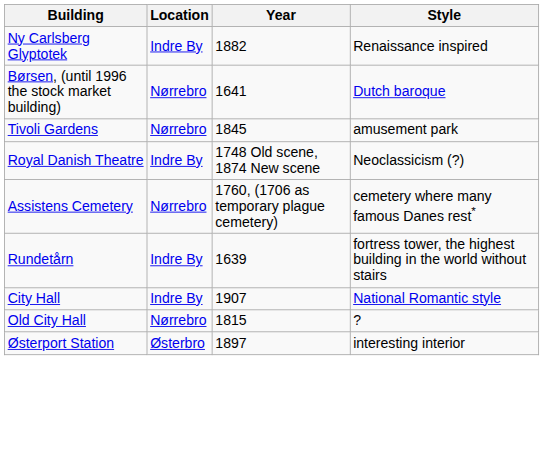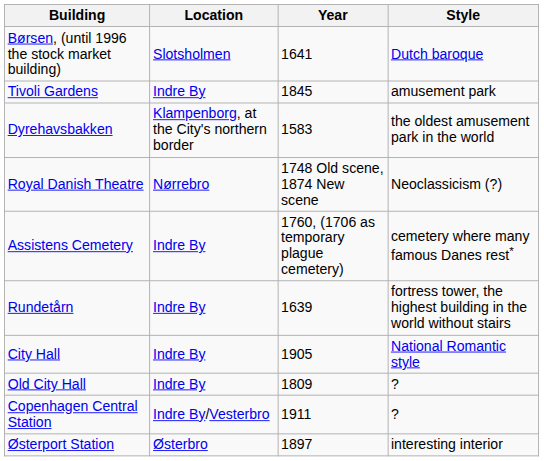- row: (49, 45)
(178, 92) Nørrebro -> (192, 53) Slotsholmen
(178, 130) Nørrebro -> (179, 92) Indre By
+ row: (60, 130)
(176, 160) Indre By -> (181, 184) Nørrebro
(178, 206) Nørrebro -> (179, 246) Indre By
(231, 298) 1907 -> (297, 354) 1905
(178, 321) Nørrebro -> (179, 384) Indre By
(231, 321) 1815 -> (297, 384) 1809
+ row: (73, 414)
